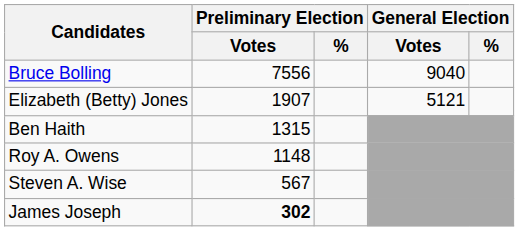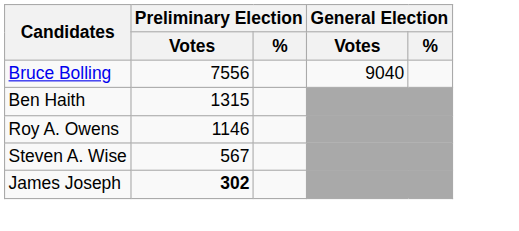- row: (98, 101)
(292, 156) 1148 -> (231, 128) 1146
